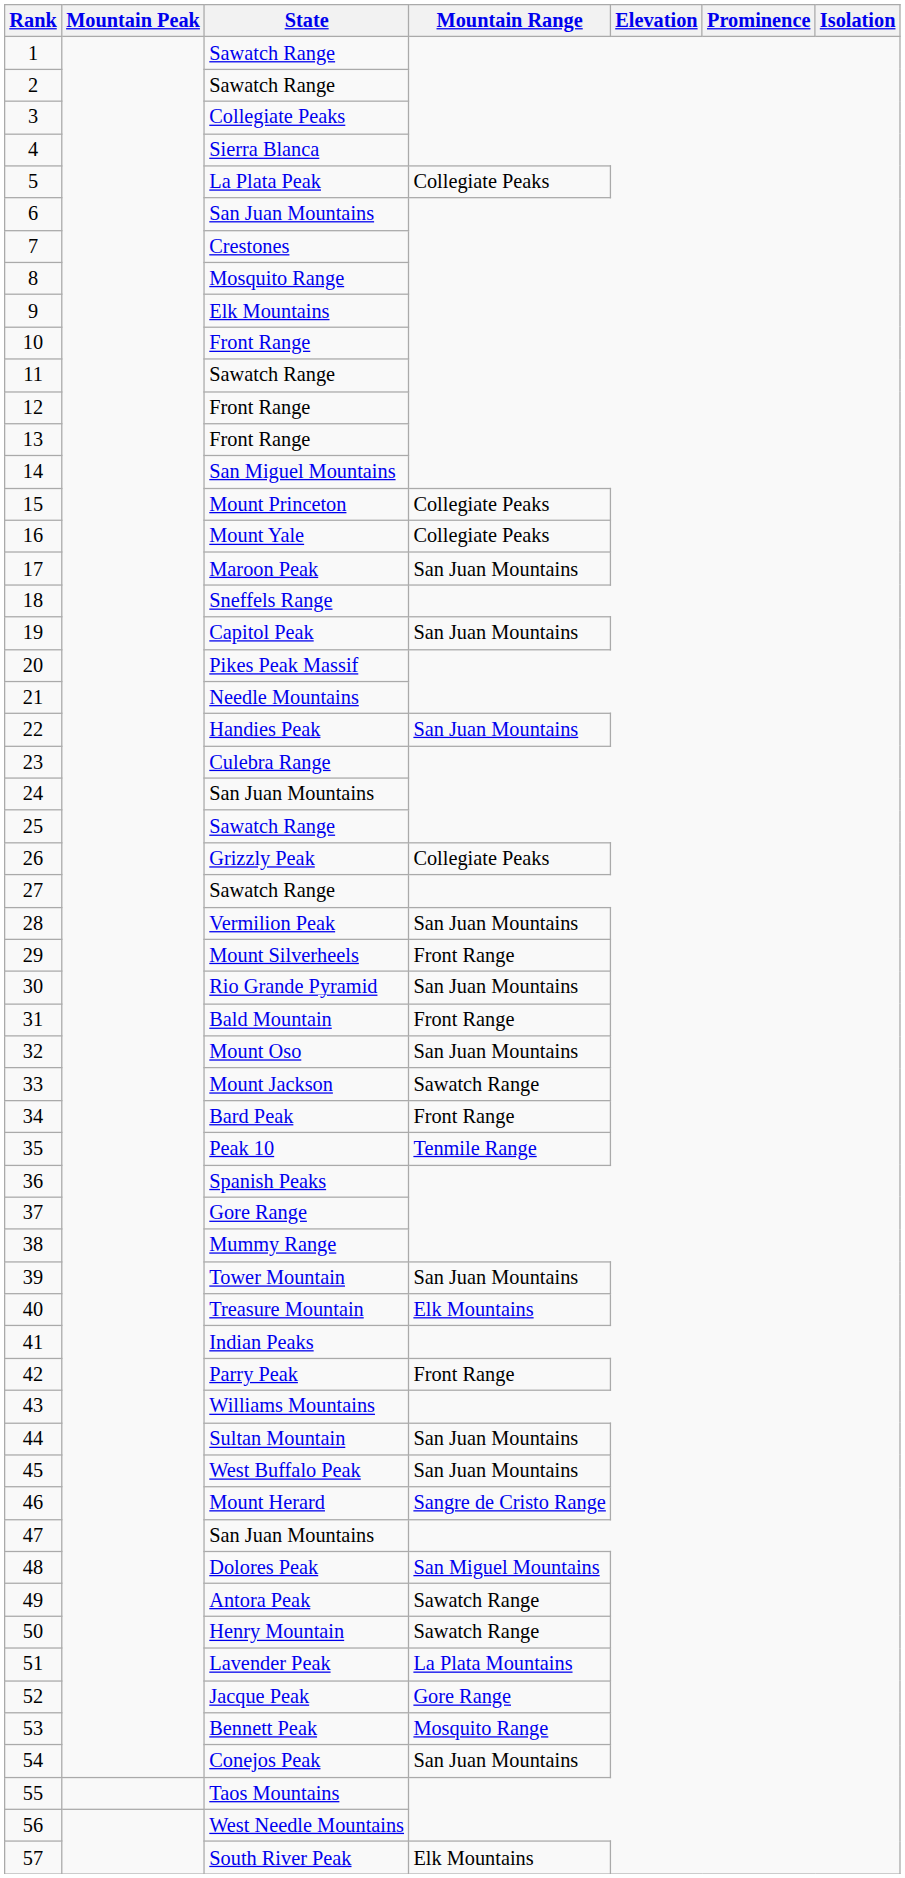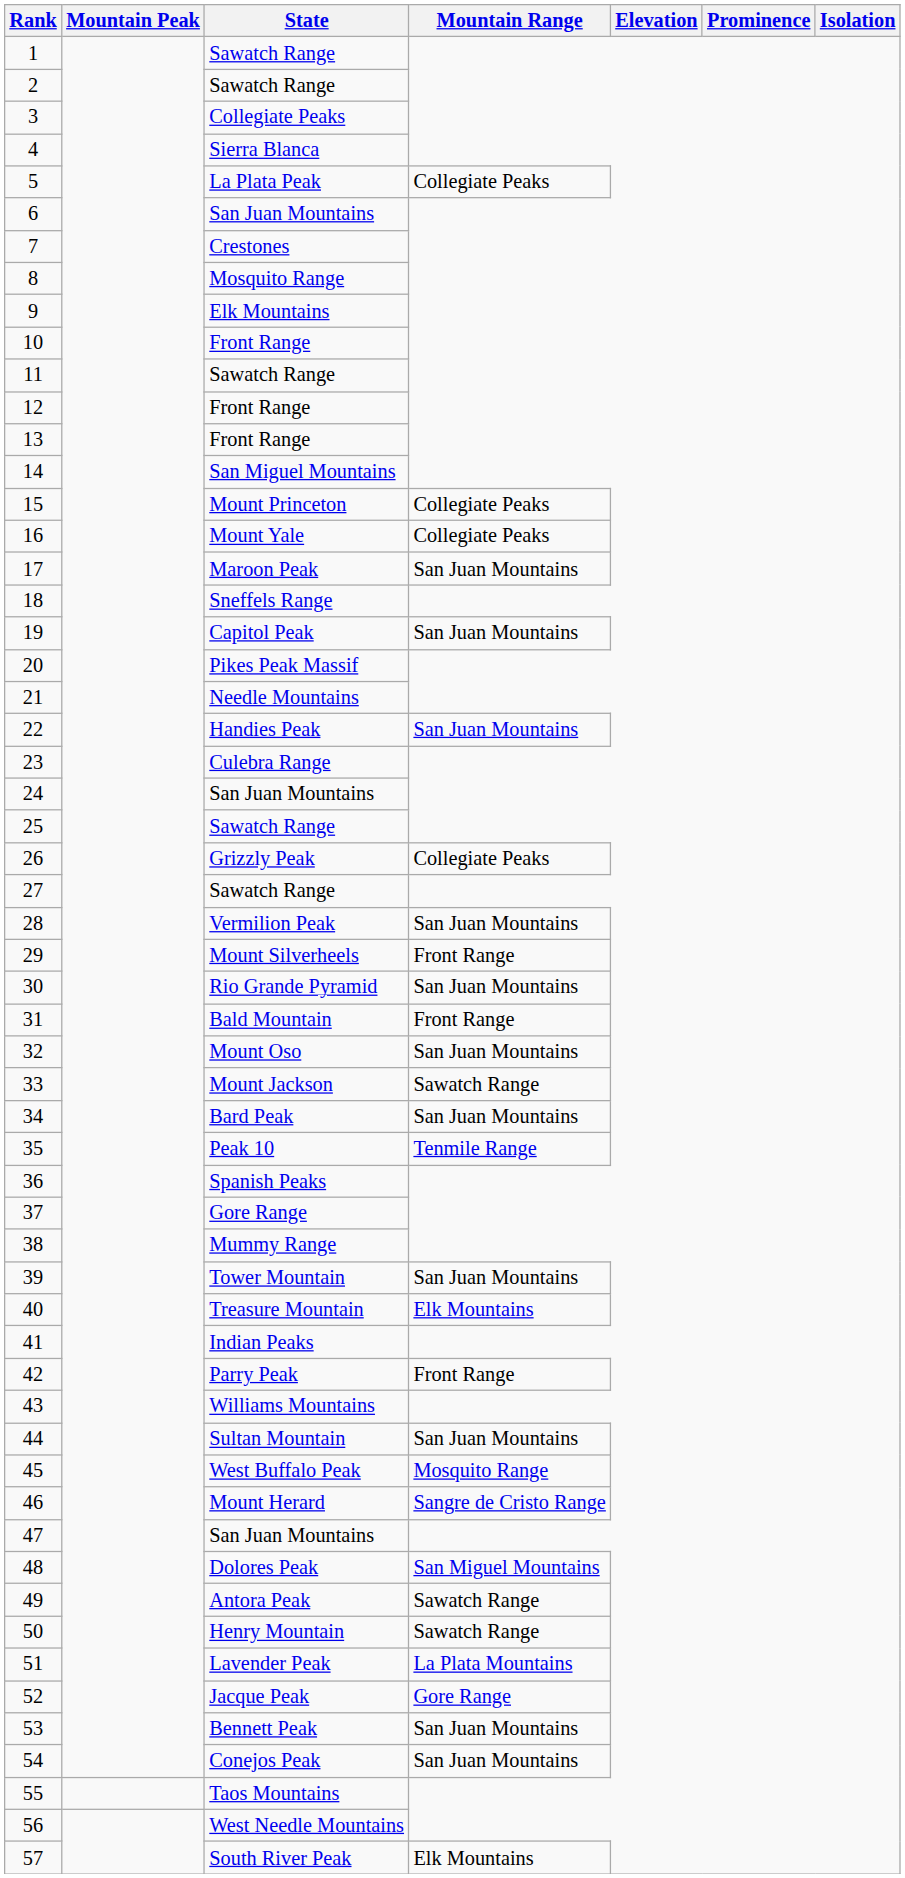(464, 1116) Front Range -> (496, 1116) San Juan Mountains
(496, 1470) San Juan Mountains -> (481, 1470) Mosquito Range
(481, 1728) Mosquito Range -> (496, 1728) San Juan Mountains
